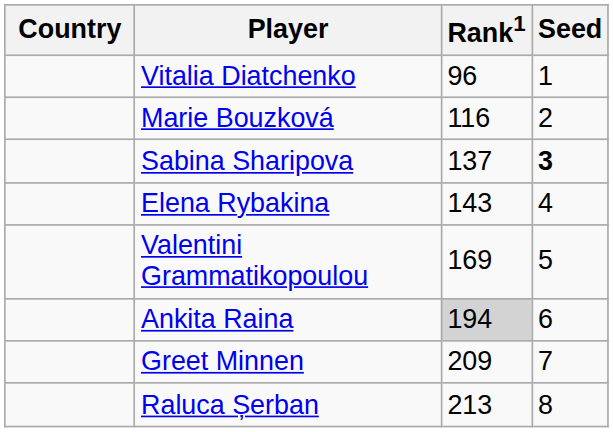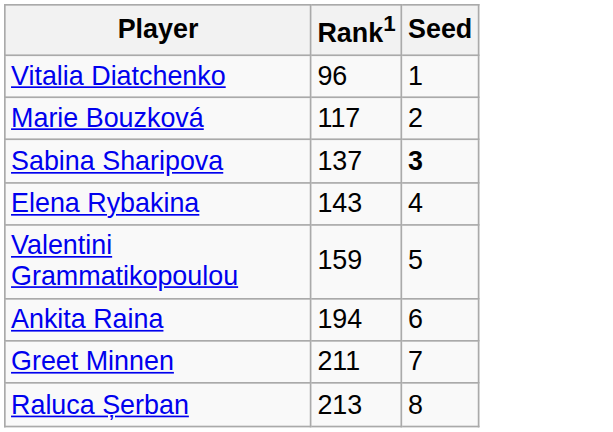- column: (70, 29)
(469, 118) 116 -> (339, 118) 117
(470, 261) 169 -> (340, 261) 159
(470, 319) lightgrey background -> (340, 319) no background
(470, 361) 209 -> (339, 361) 211
